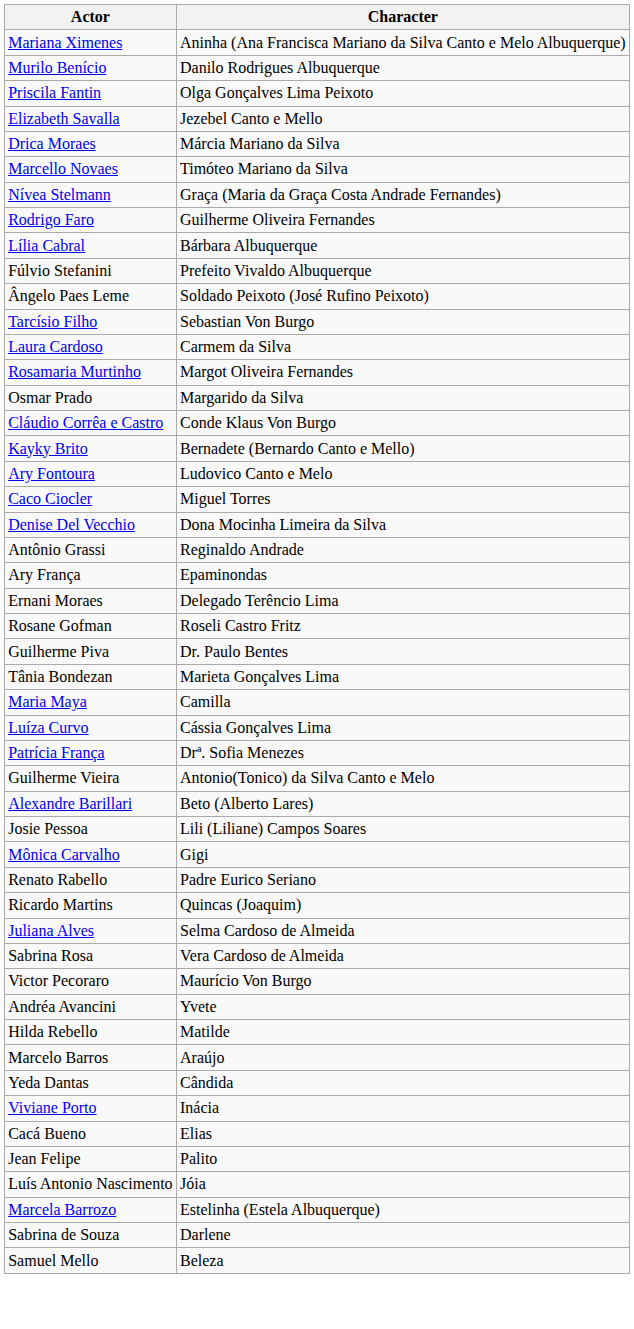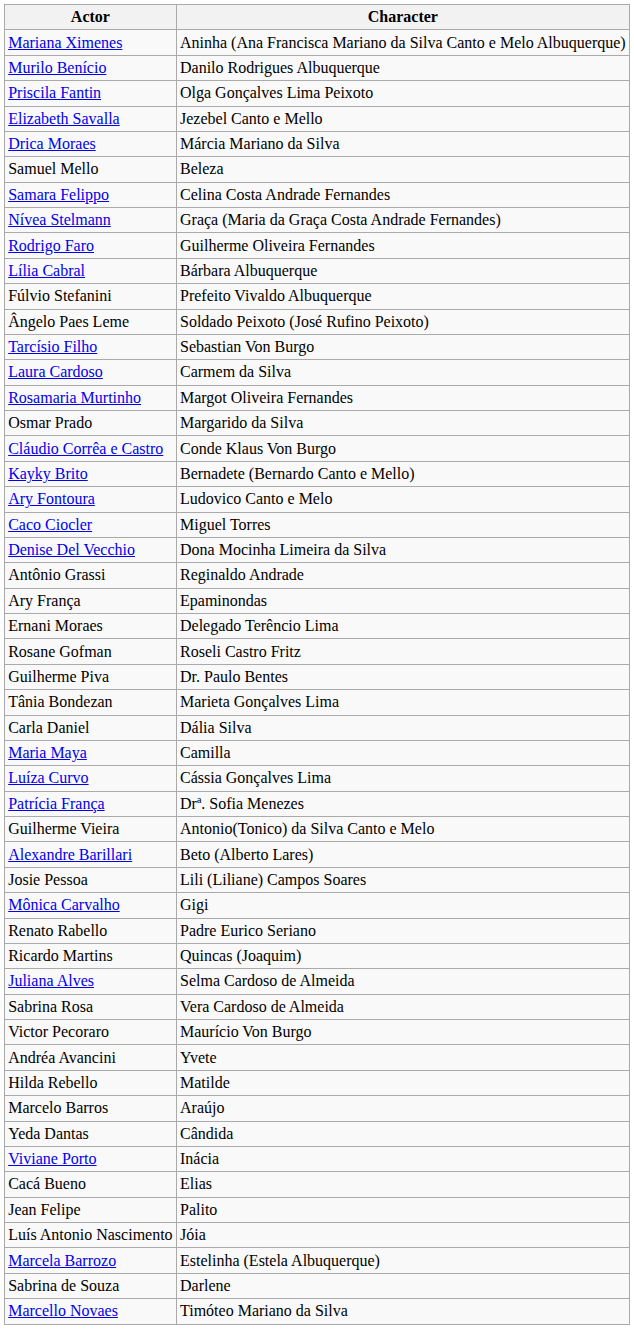rows swapped: (63, 169) <-> (53, 1260)
+ row: (59, 194)
+ row: (49, 727)
